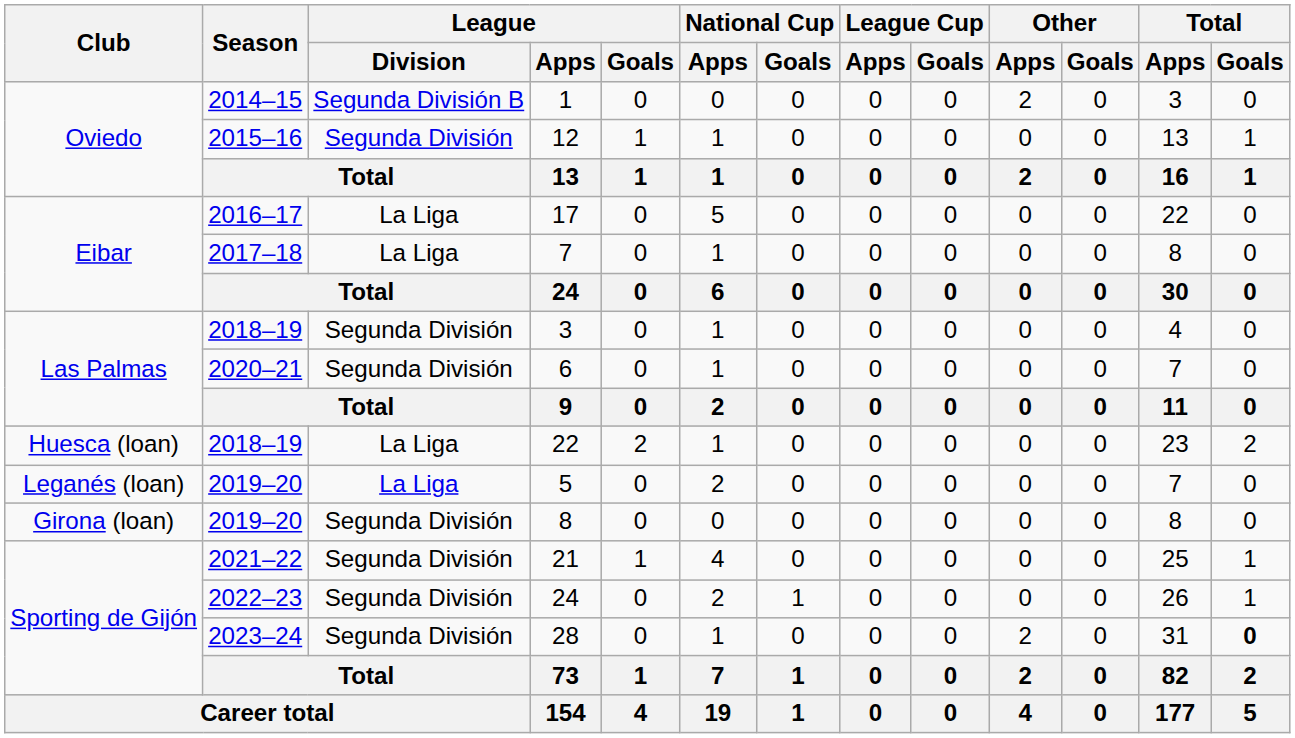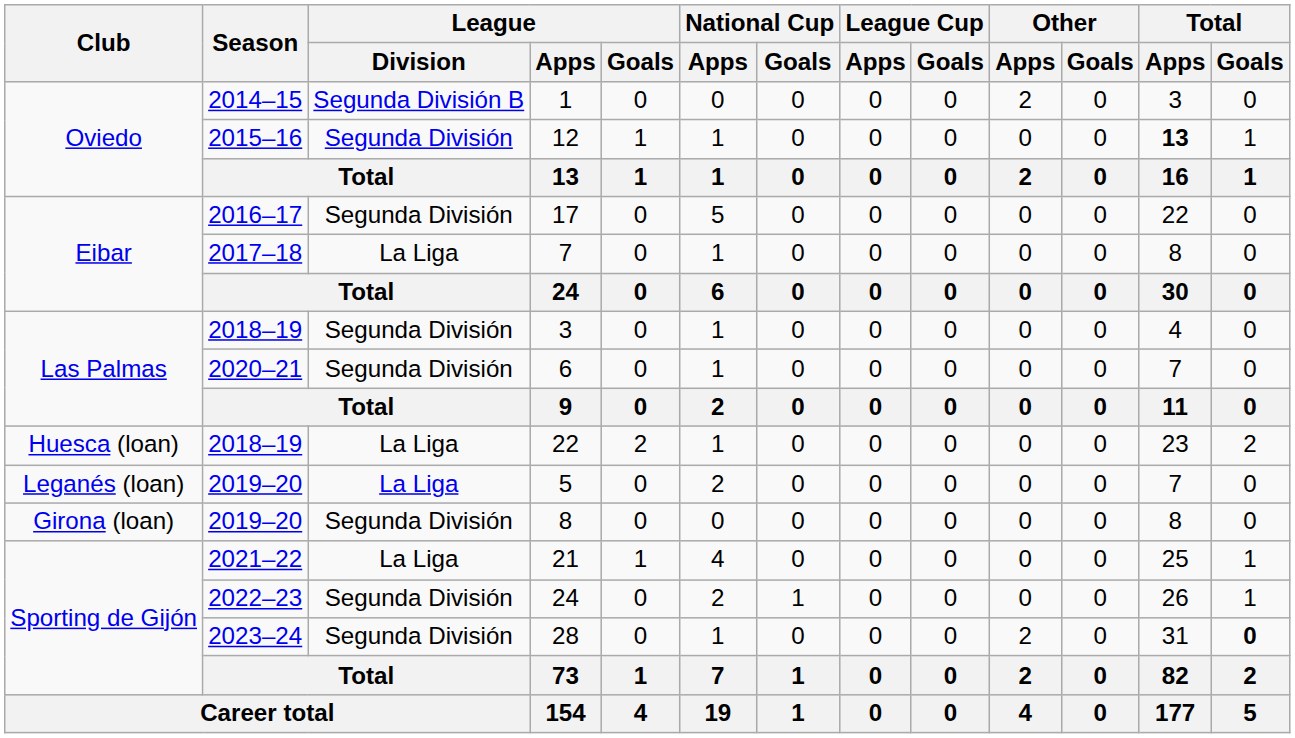(1175, 138) normal -> (1175, 138) bold
(419, 215) La Liga -> (419, 215) Segunda División
(419, 560) Segunda División -> (419, 560) La Liga
